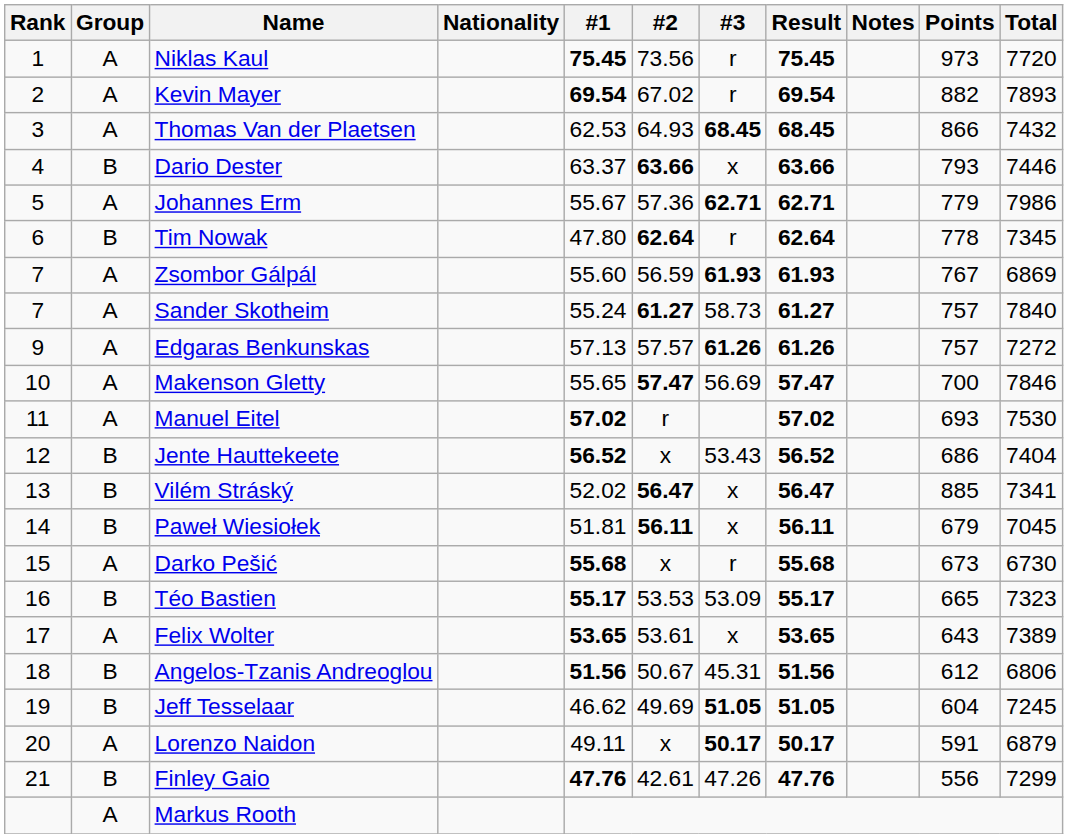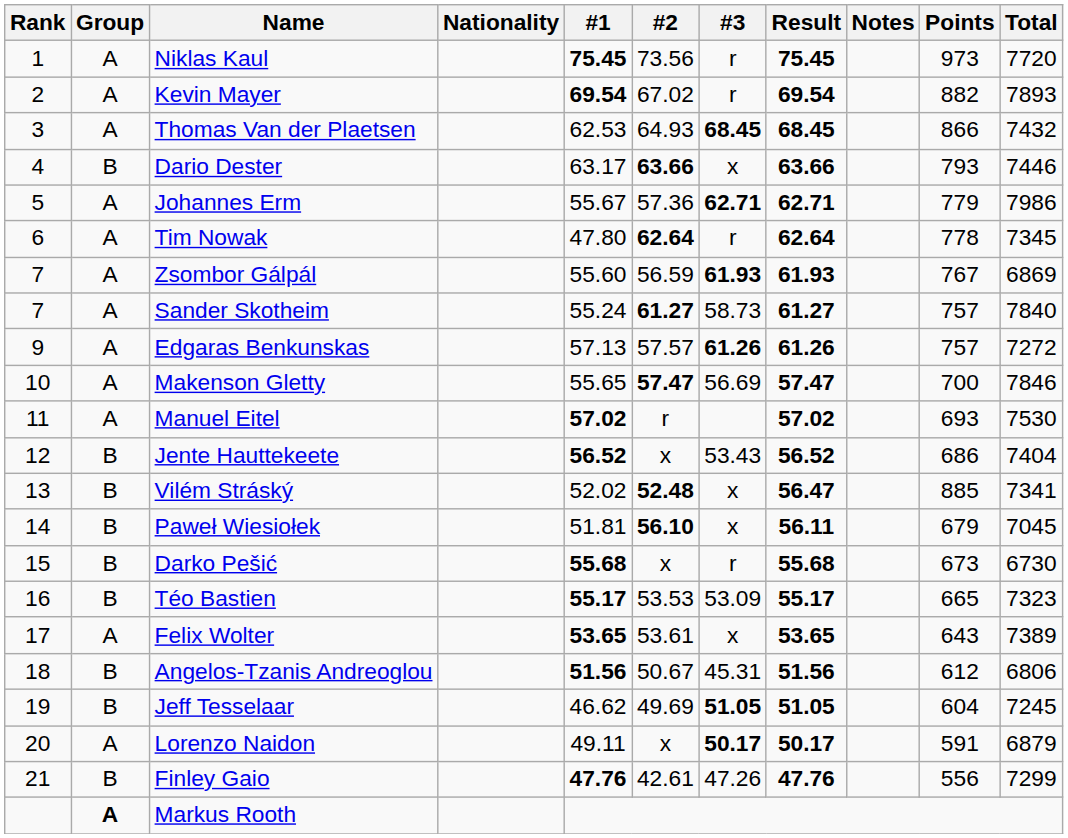(598, 166) 63.37 -> (598, 166) 63.17
(110, 238) B -> (110, 238) A
(665, 490) 56.47 -> (665, 490) 52.48
(665, 526) 56.11 -> (665, 526) 56.10
(110, 563) A -> (110, 563) B
(110, 815) normal -> (110, 815) bold
